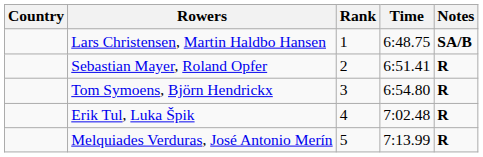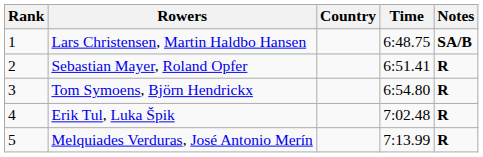columns swapped: (358, 16) <-> (36, 16)
